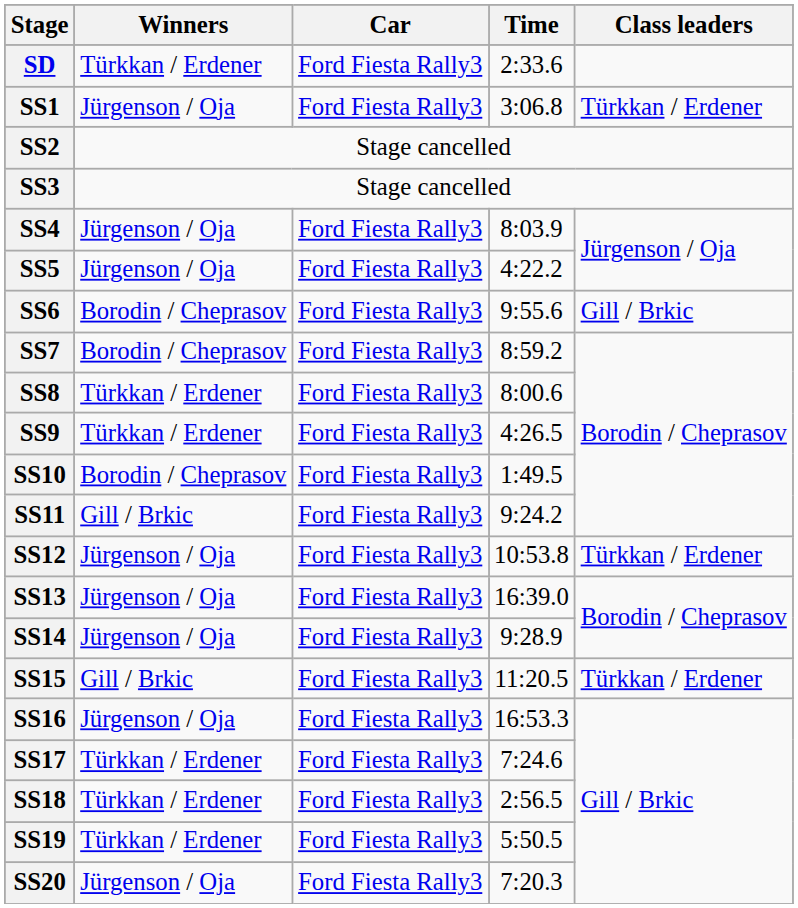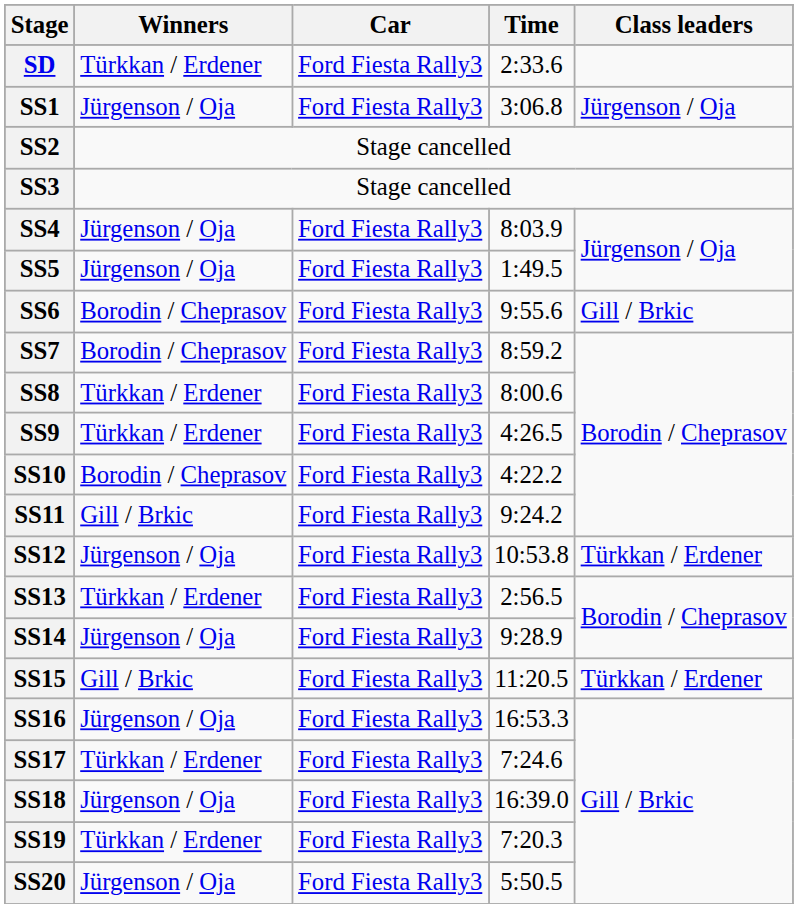(671, 106) Türkkan / Erdener -> (658, 106) Jürgenson / Oja
(531, 269) 4:22.2 -> (531, 269) 1:49.5
(531, 473) 1:49.5 -> (531, 473) 4:22.2
(158, 596) Jürgenson / Oja -> (171, 596) Türkkan / Erdener
(531, 596) 16:39.0 -> (531, 596) 2:56.5
(171, 800) Türkkan / Erdener -> (158, 800) Jürgenson / Oja
(531, 800) 2:56.5 -> (531, 800) 16:39.0
(531, 841) 5:50.5 -> (531, 841) 7:20.3
(531, 882) 7:20.3 -> (531, 882) 5:50.5
